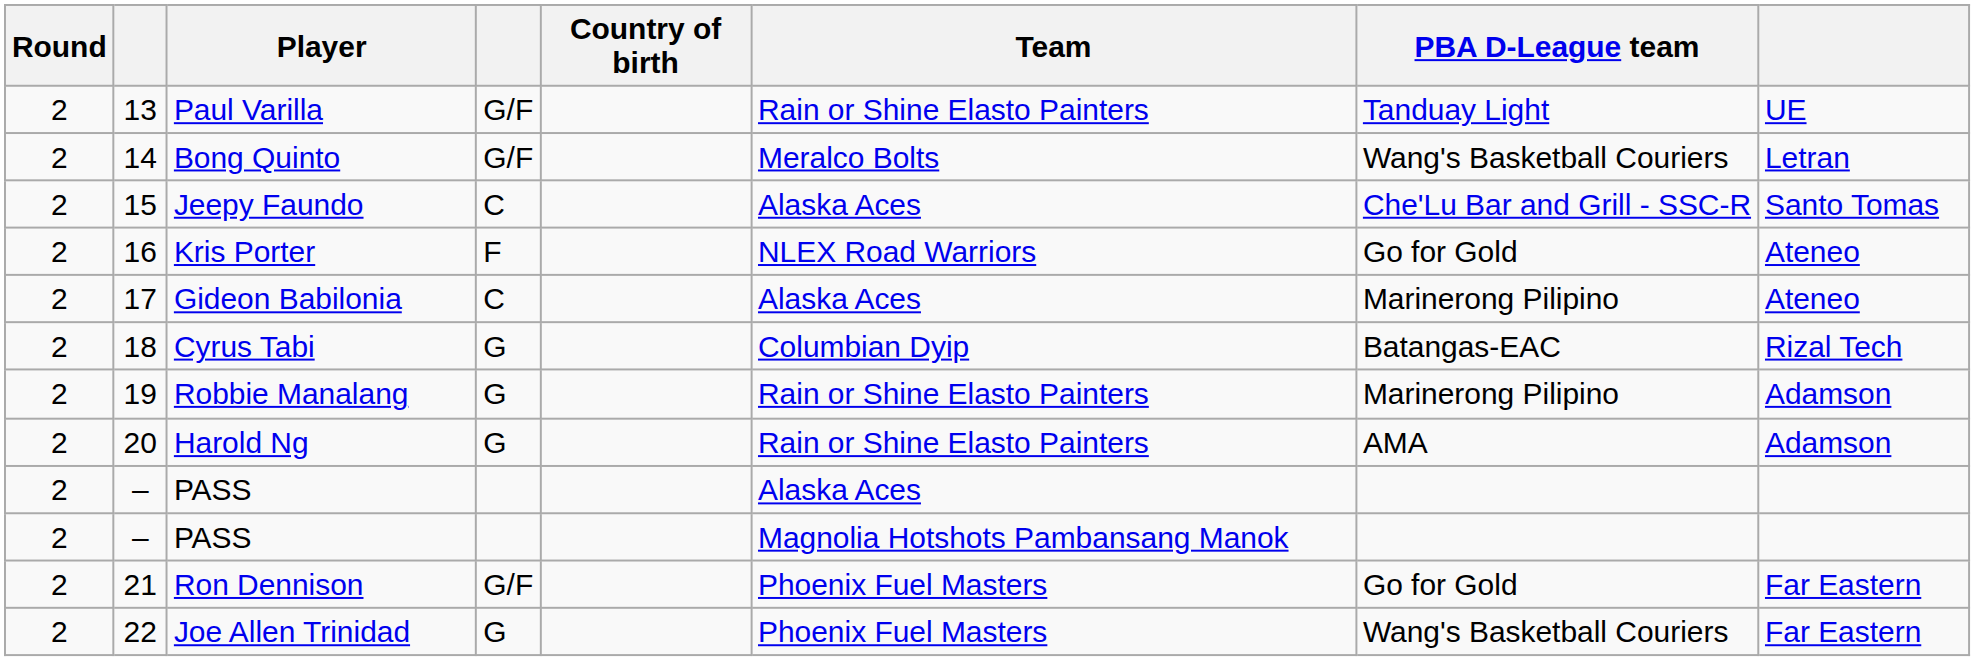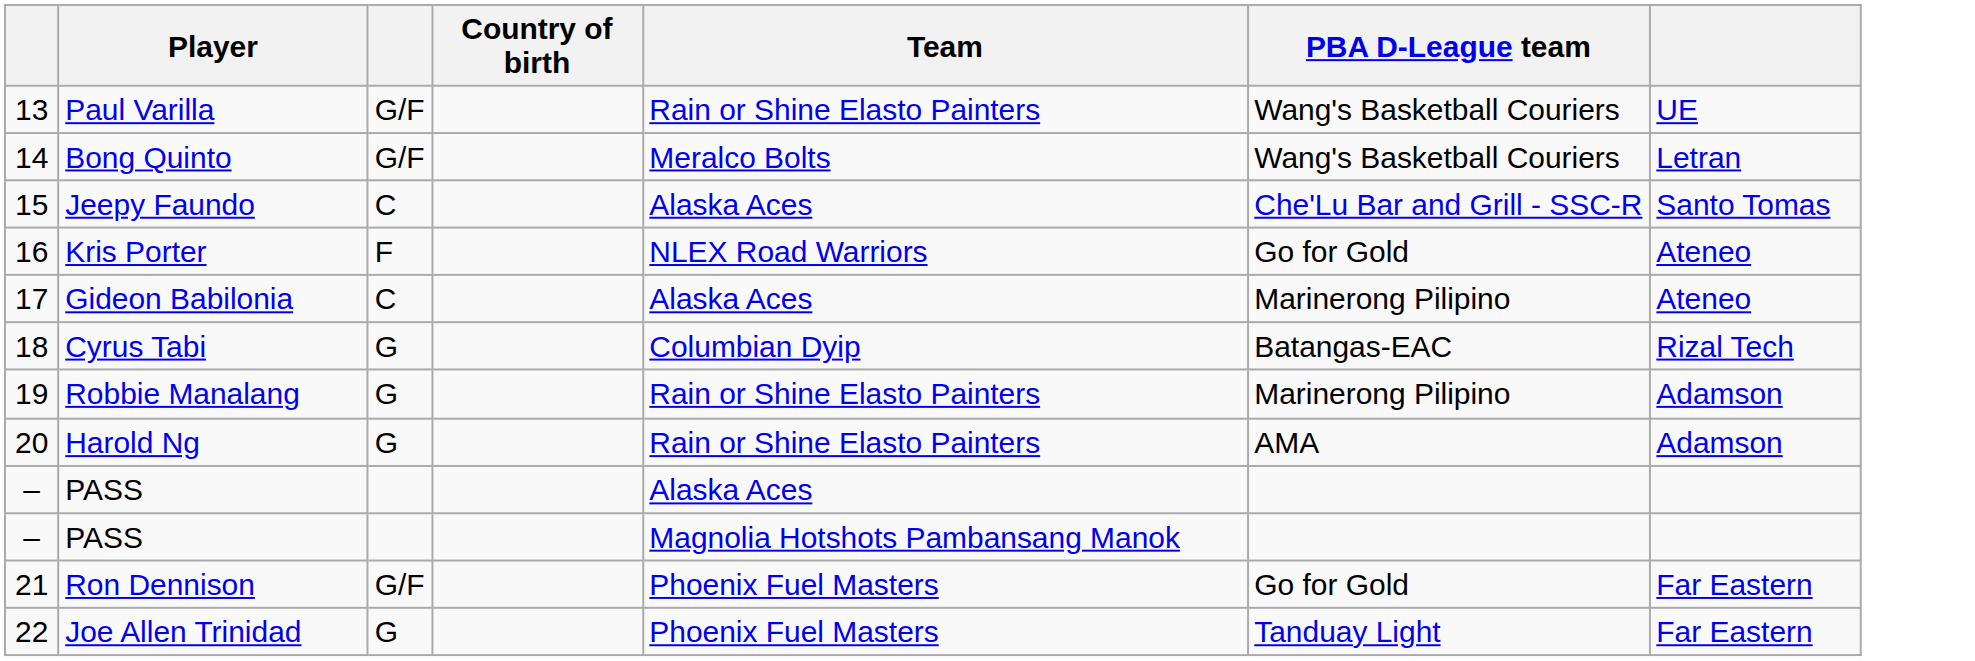- column: (59, 46)
(1456, 110) Tanduay Light -> (1437, 110) Wang's Basketball Couriers
(1546, 631) Wang's Basketball Couriers -> (1347, 631) Tanduay Light
